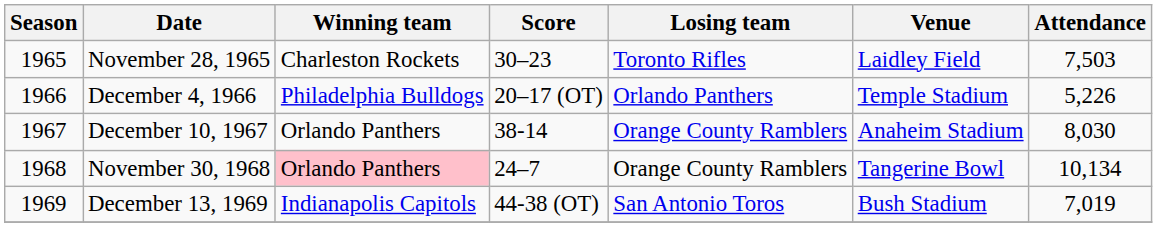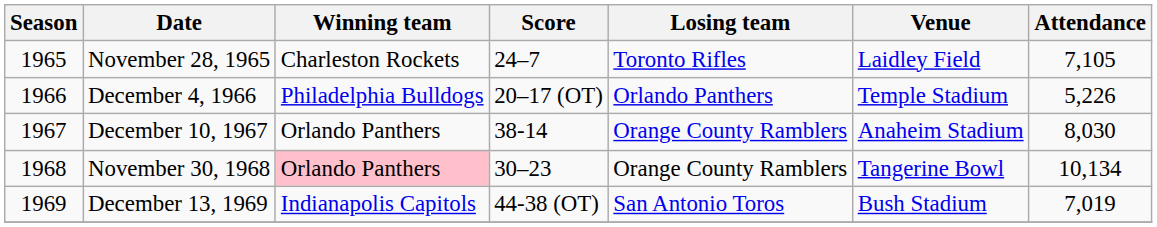(523, 58) 30–23 -> (517, 58) 24–7
(1090, 58) 7,503 -> (1090, 58) 7,105
(517, 167) 24–7 -> (523, 167) 30–23
